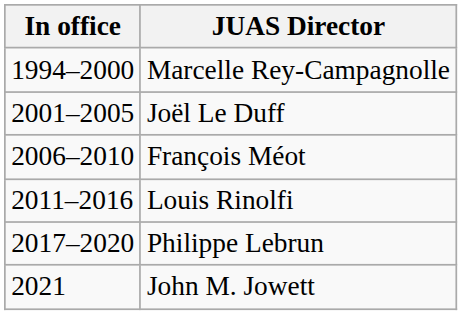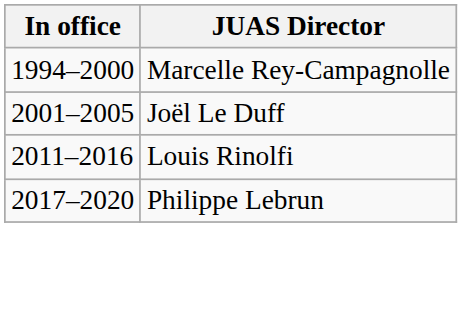- row: (226, 156)
- row: (231, 286)
